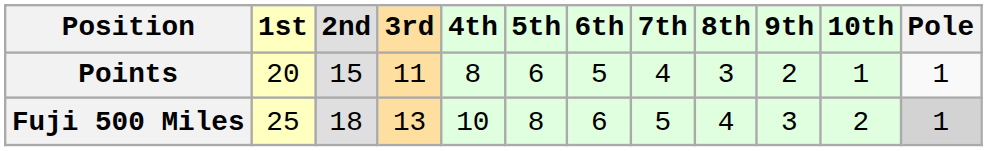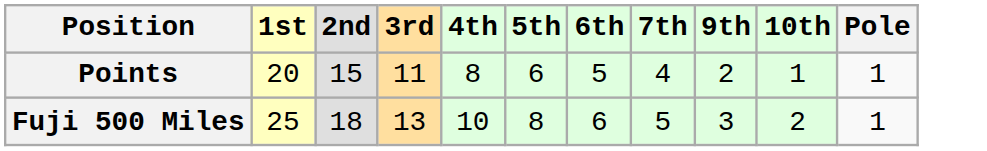- column: (726, 28)
(941, 121) lightgrey background -> (877, 121) no background
